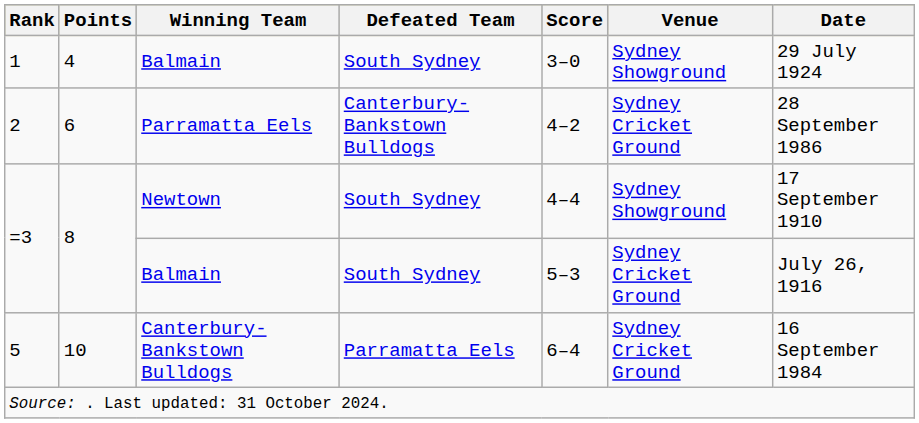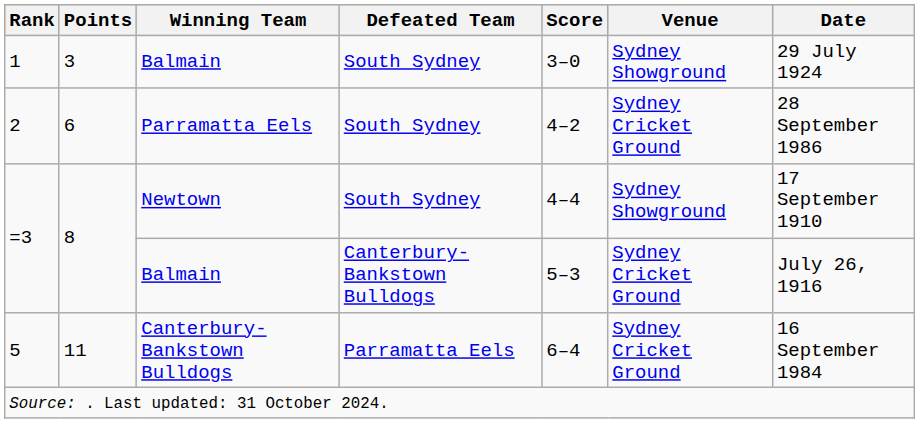(70, 62) 4 -> (70, 62) 3
(406, 126) Canterbury-Bankstown Bulldogs -> (412, 126) South Sydney
(412, 275) South Sydney -> (406, 275) Canterbury-Bankstown Bulldogs
(75, 350) 10 -> (75, 350) 11
